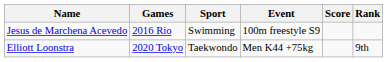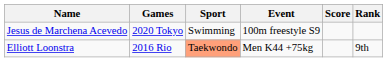(152, 31) 2016 Rio -> (158, 31) 2020 Tokyo
(158, 48) 2020 Tokyo -> (152, 48) 2016 Rio
(213, 48) no background -> (213, 48) lightsalmon background
